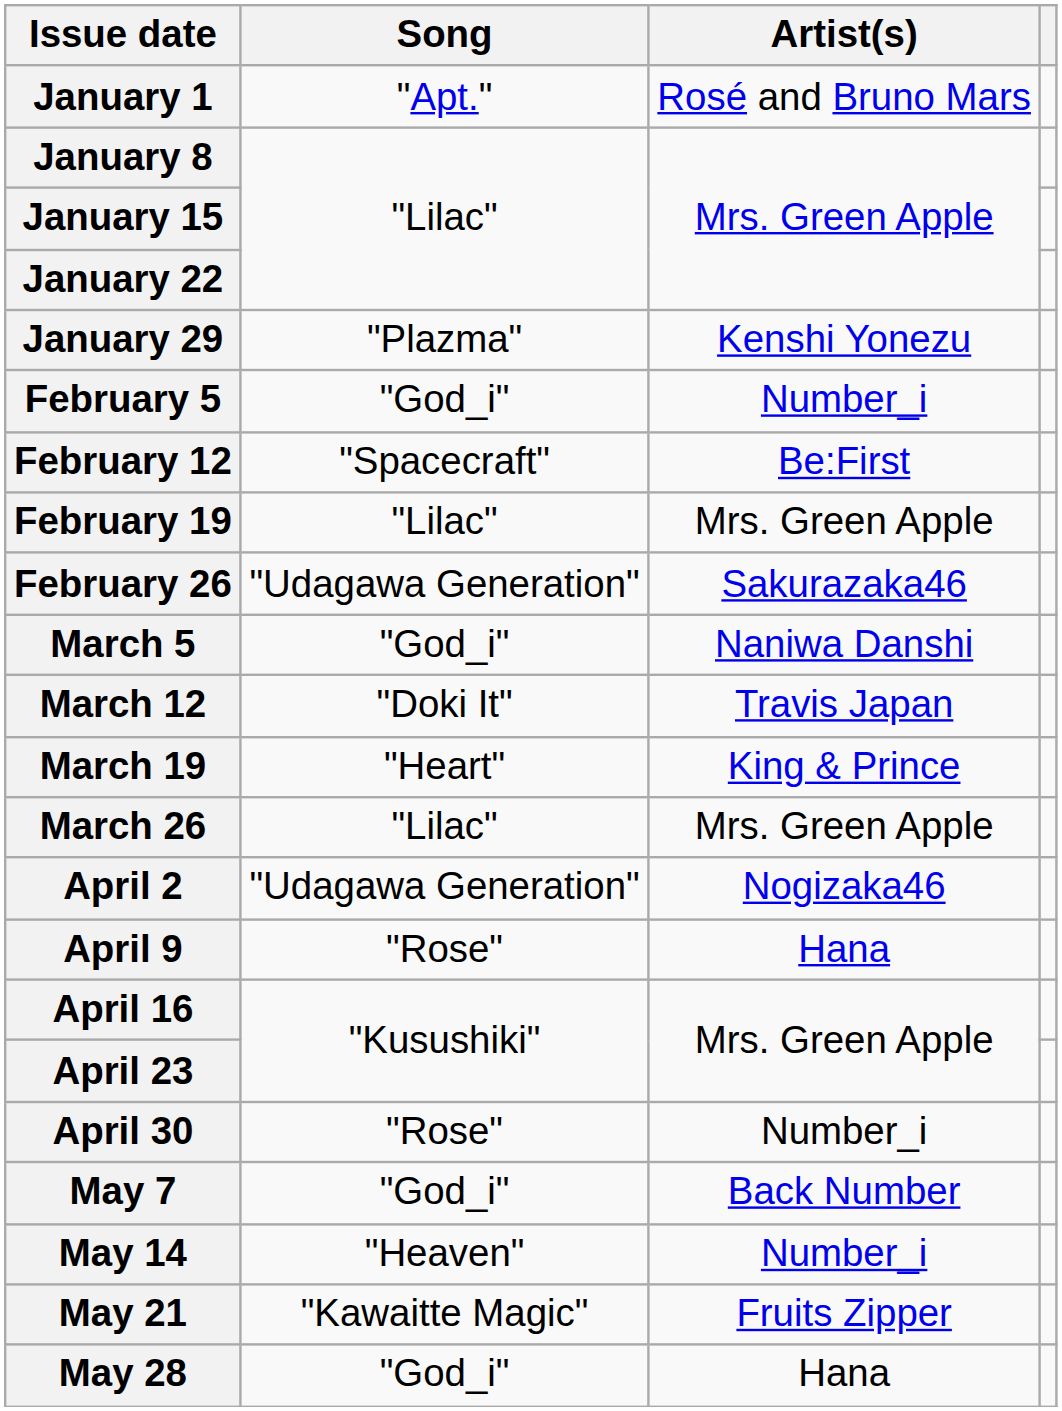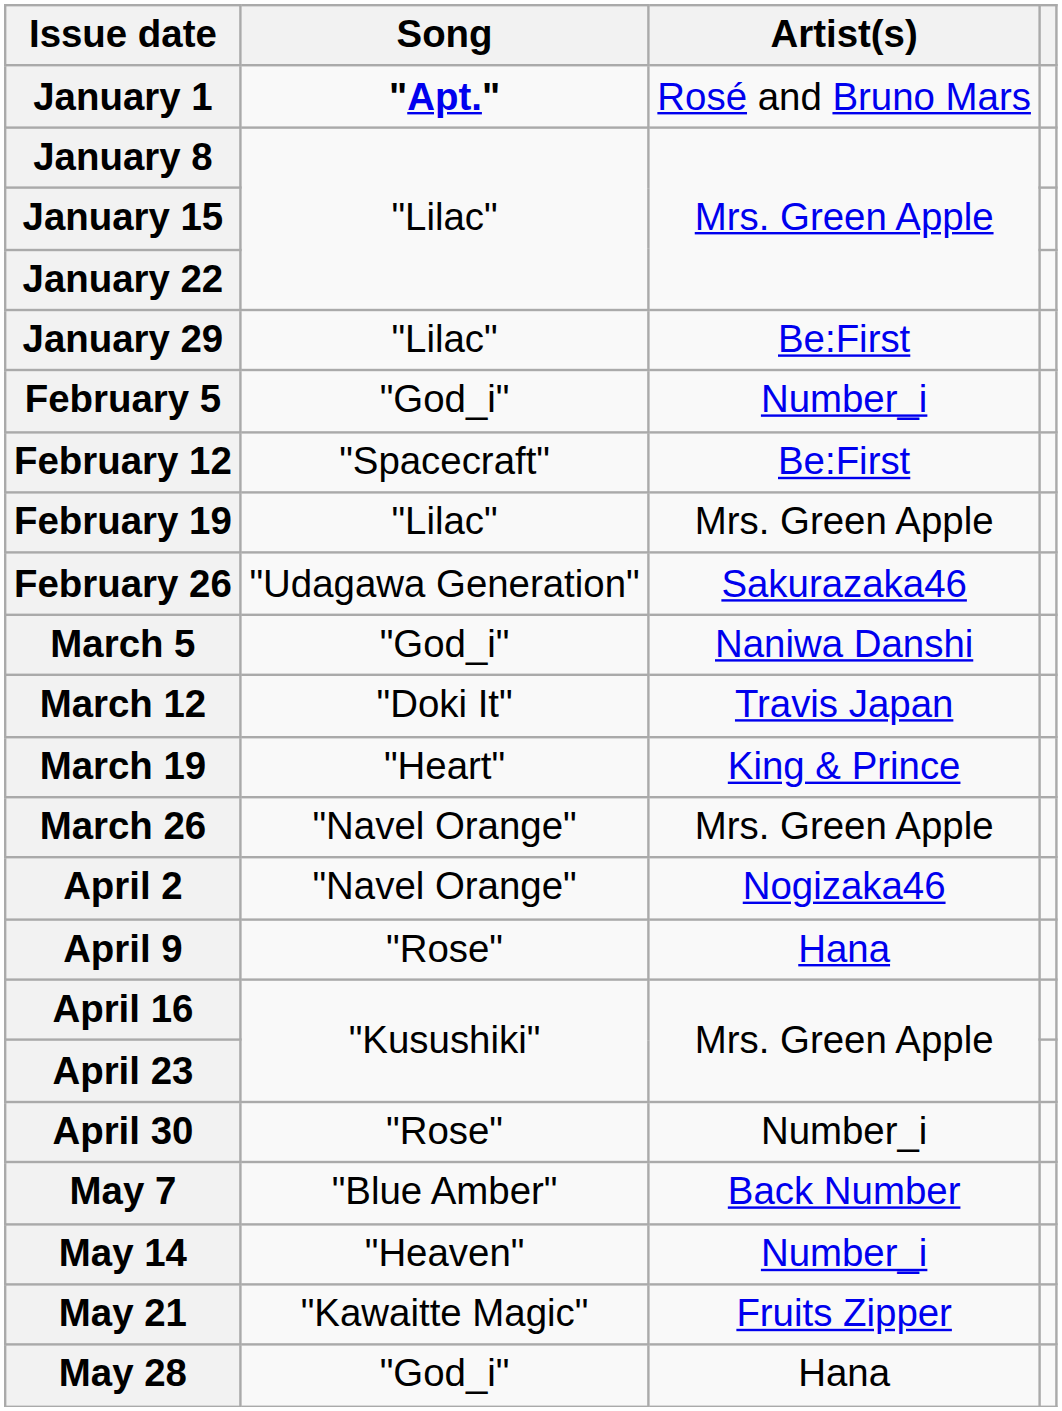(445, 95) normal -> (445, 95) bold
(445, 339) "Plazma" -> (445, 339) "Lilac"
(844, 339) Kenshi Yonezu -> (844, 339) Be:First
(445, 826) "Lilac" -> (445, 826) "Navel Orange"
(445, 887) "Udagawa Generation" -> (445, 887) "Navel Orange"
(445, 1192) "God_i" -> (445, 1192) "Blue Amber"
